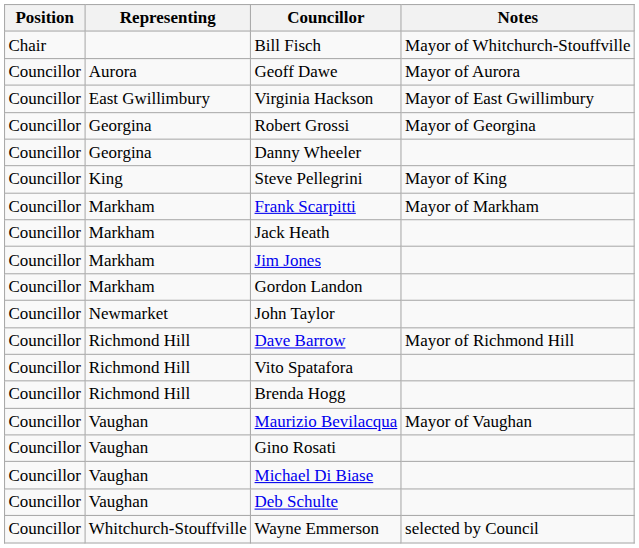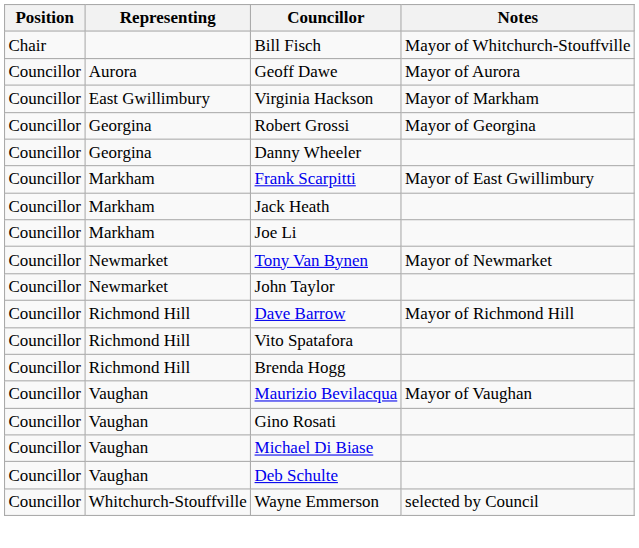(500, 98) Mayor of East Gwillimbury -> (472, 98) Mayor of Markham
- row: (308, 179)
(472, 206) Mayor of Markham -> (500, 179) Mayor of East Gwillimbury
- row: (288, 260)
- row: (308, 286)
+ row: (276, 233)
+ row: (311, 260)
